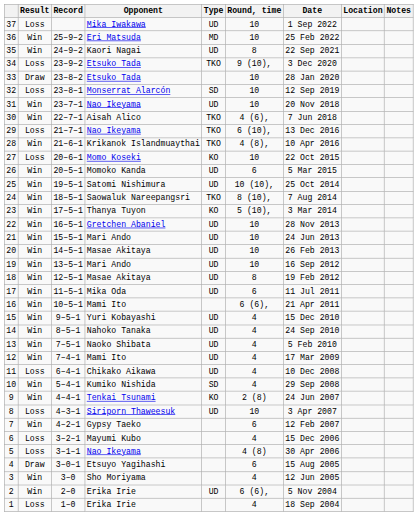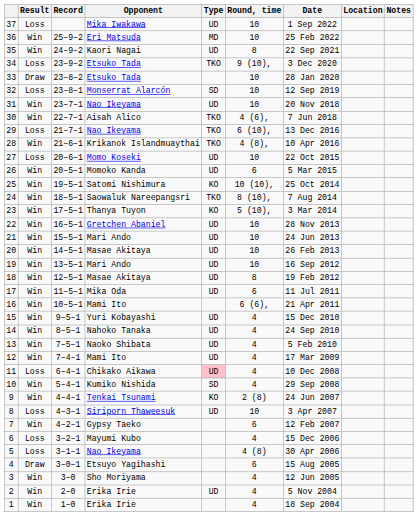(214, 158) KO -> (214, 158) UD
(214, 185) UD -> (214, 185) KO
(214, 371) no background -> (214, 371) pink background
(254, 492) 6 (6), -> (254, 492) 4
(35, 505) Loss -> (35, 505) Win
